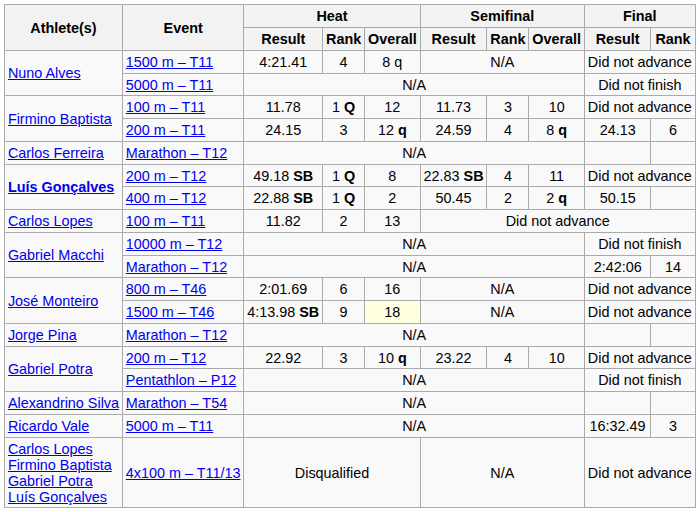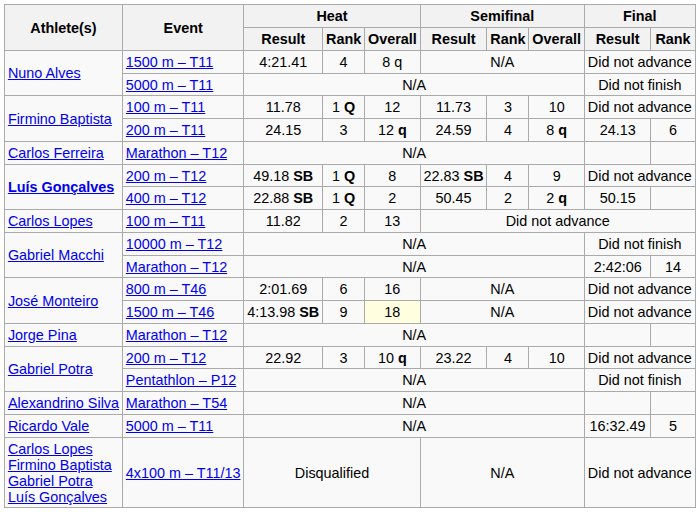(557, 176) 11 -> (557, 176) 9
(673, 426) 3 -> (673, 426) 5
